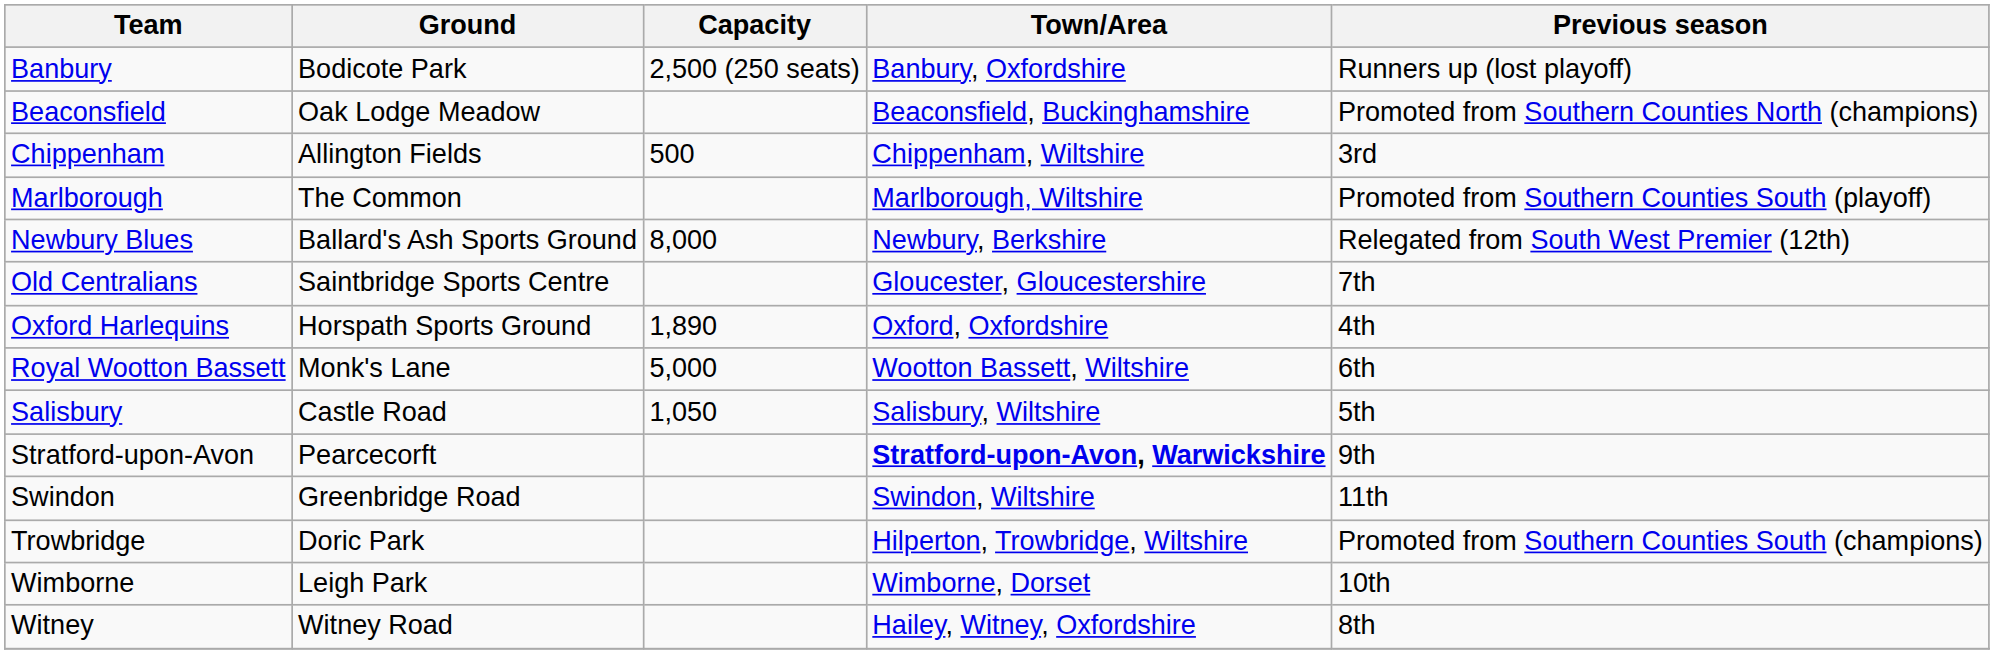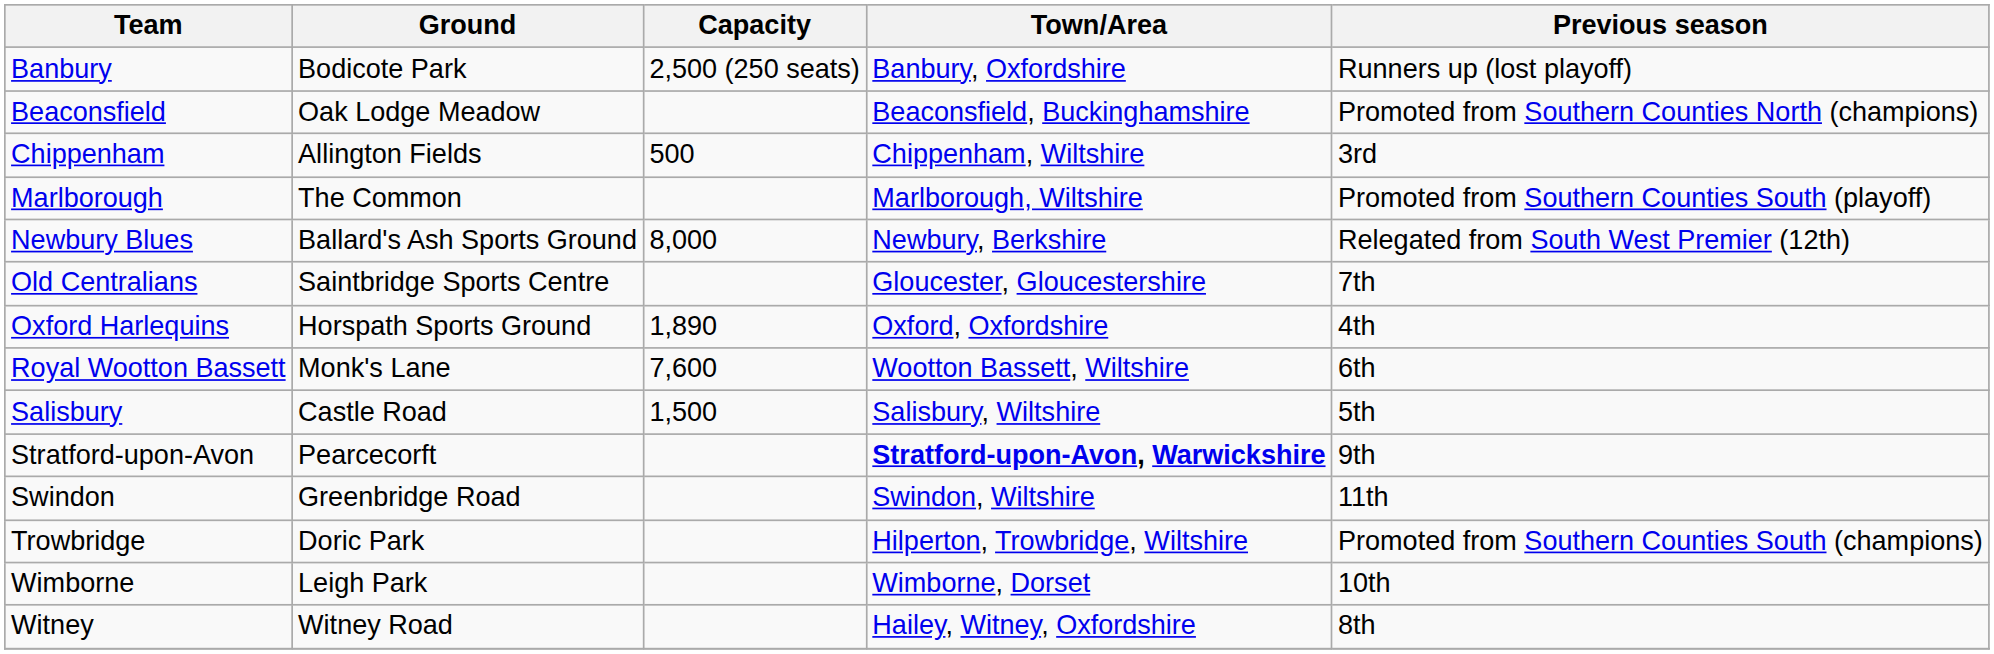(683, 369) 5,000 -> (683, 369) 7,600
(683, 411) 1,050 -> (683, 411) 1,500
